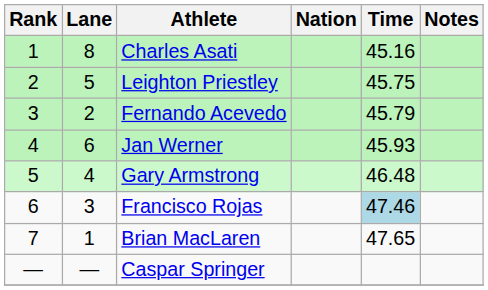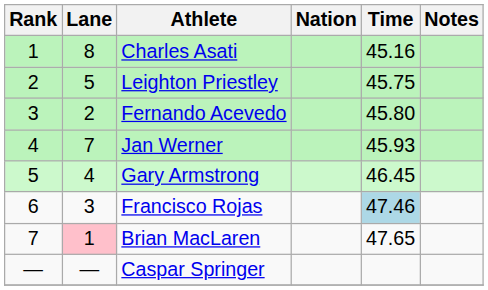(391, 113) 45.79 -> (391, 113) 45.80
(89, 144) 6 -> (89, 144) 7
(391, 176) 46.48 -> (391, 176) 46.45
(89, 238) no background -> (89, 238) pink background
